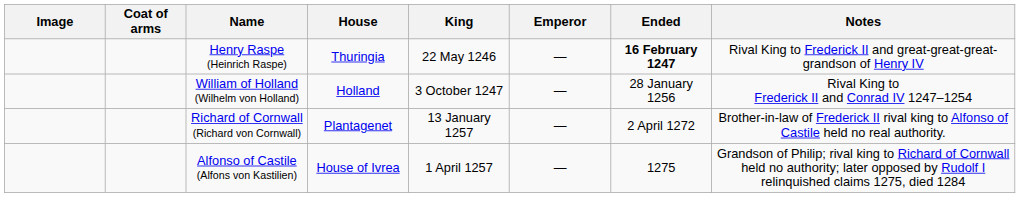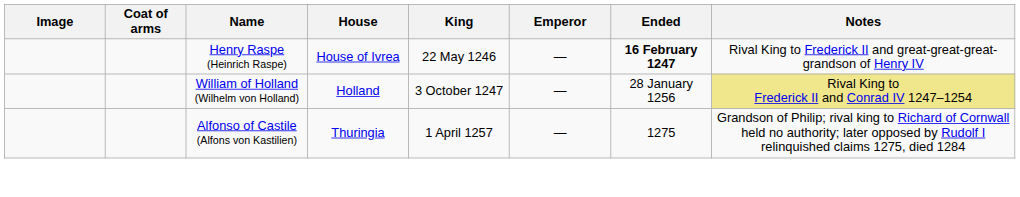(358, 56) Thuringia -> (358, 56) House of Ivrea
(863, 91) no background -> (863, 91) khaki background
- row: (247, 125)
(358, 167) House of Ivrea -> (358, 133) Thuringia
